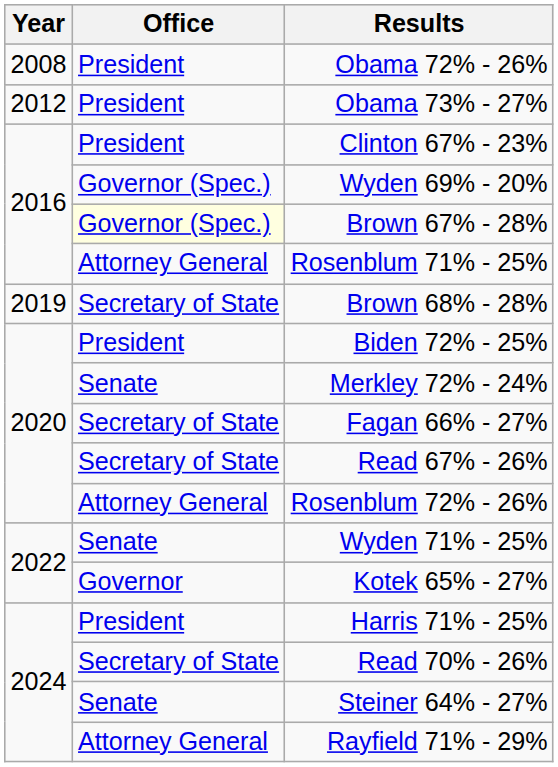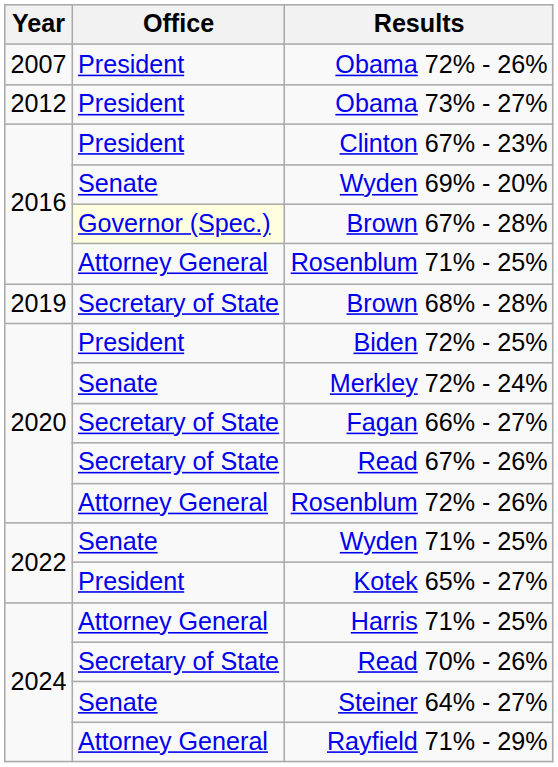(39, 64) 2008 -> (39, 64) 2007
(174, 183) Governor (Spec.) -> (118, 183) Senate
(130, 582) Governor -> (131, 582) President
(131, 622) President -> (173, 622) Attorney General
